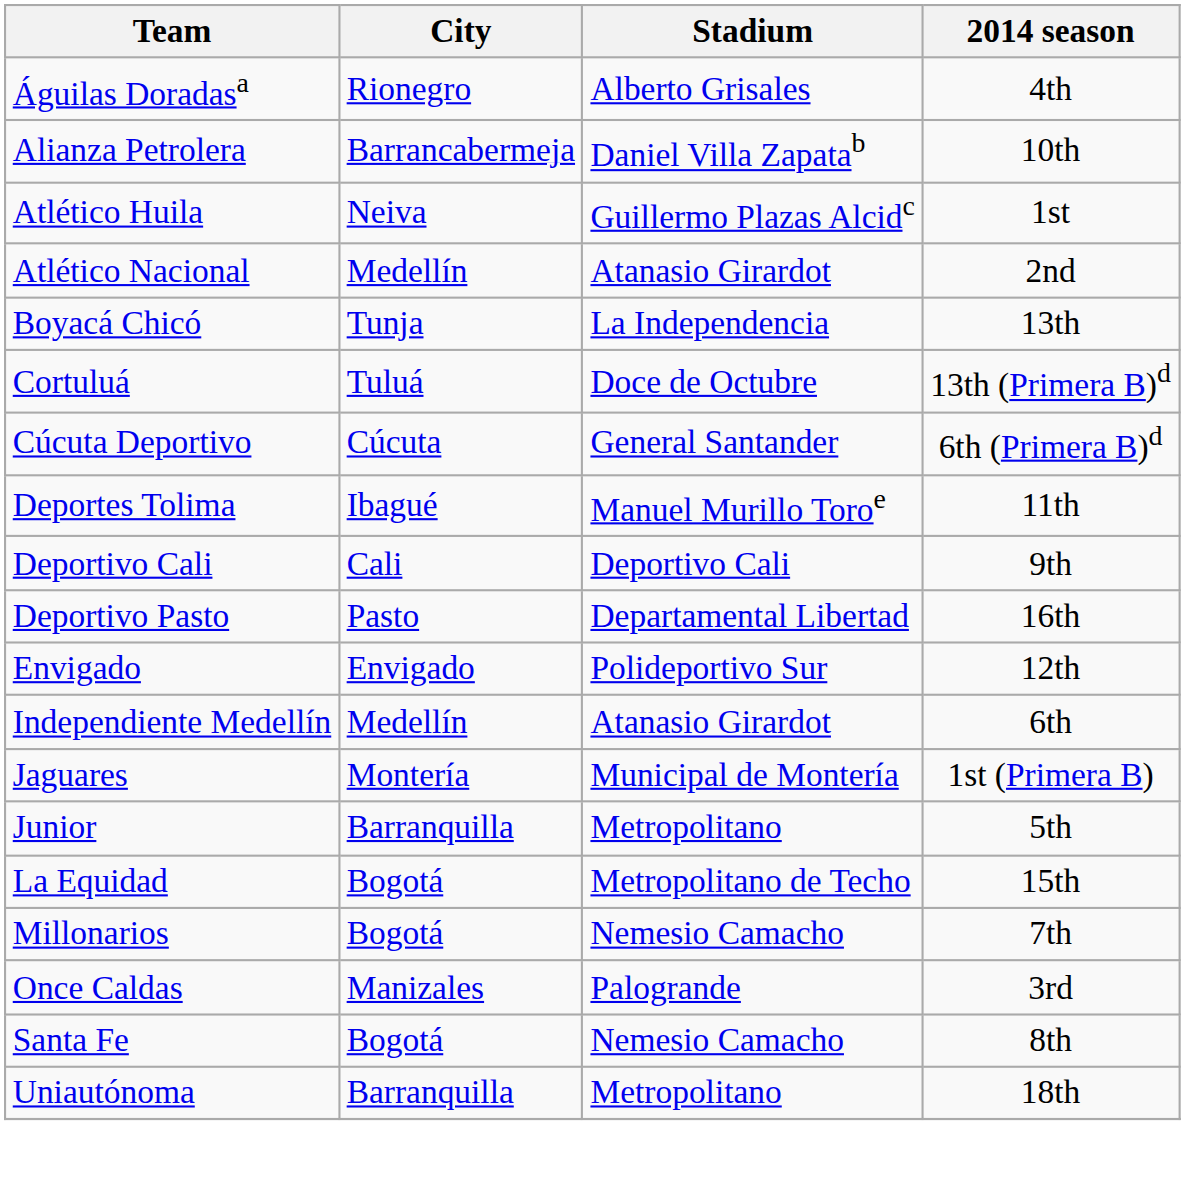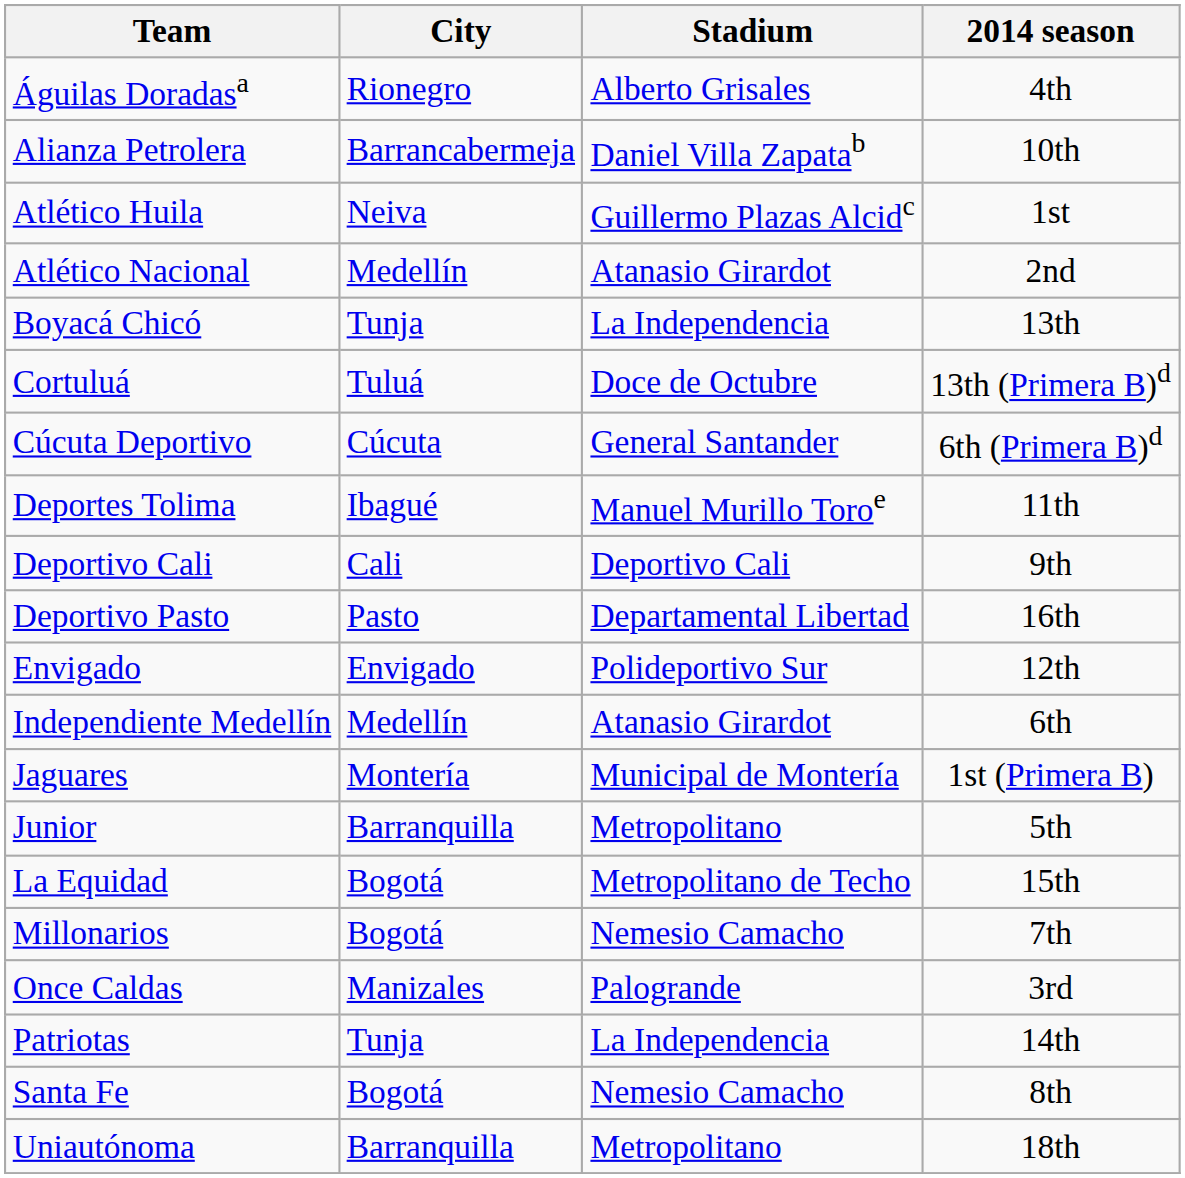+ row: (71, 1039)
